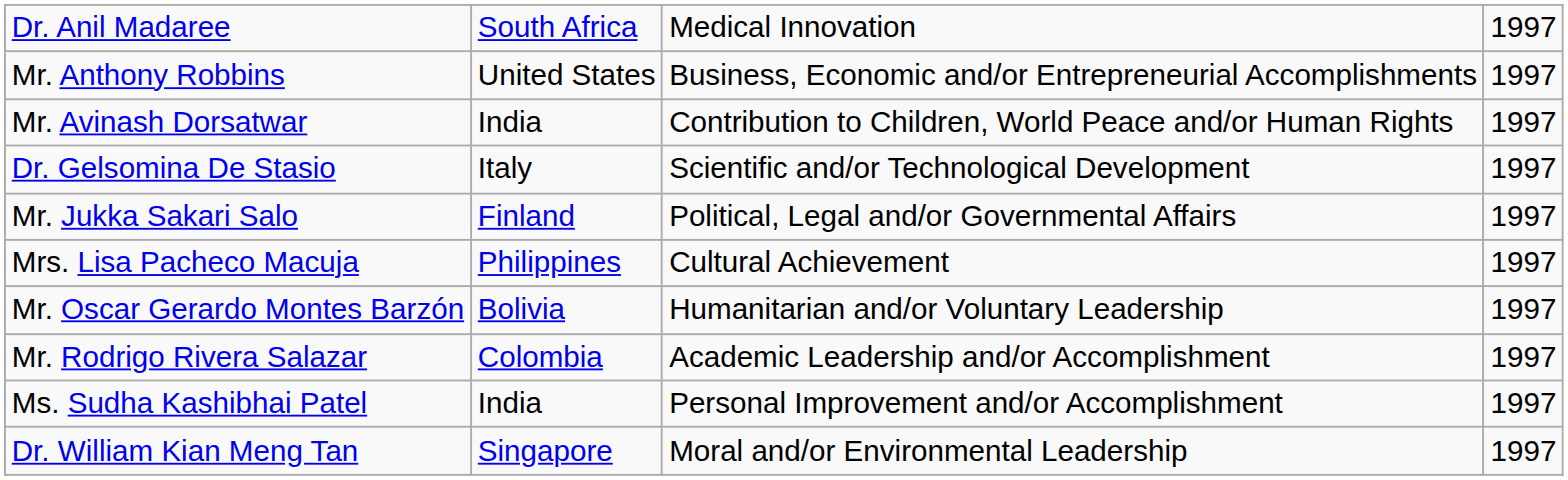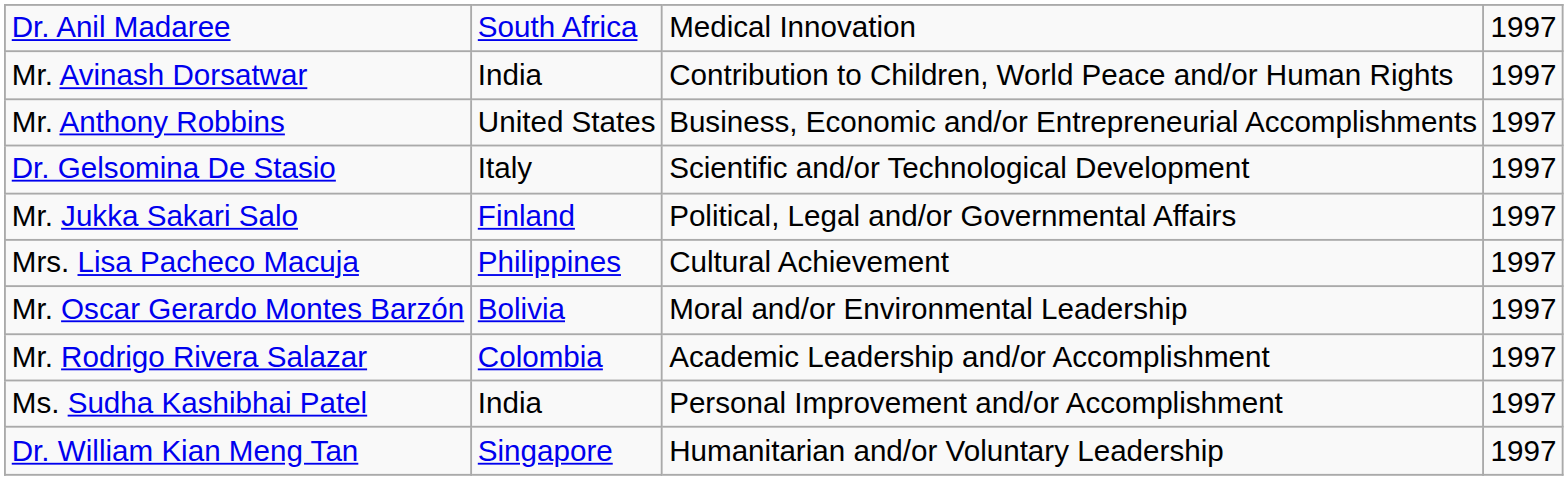rows swapped: (148, 74) <-> (160, 121)
(946, 309) Humanitarian and/or Voluntary Leadership -> (928, 309) Moral and/or Environmental Leadership
(928, 450) Moral and/or Environmental Leadership -> (946, 450) Humanitarian and/or Voluntary Leadership
